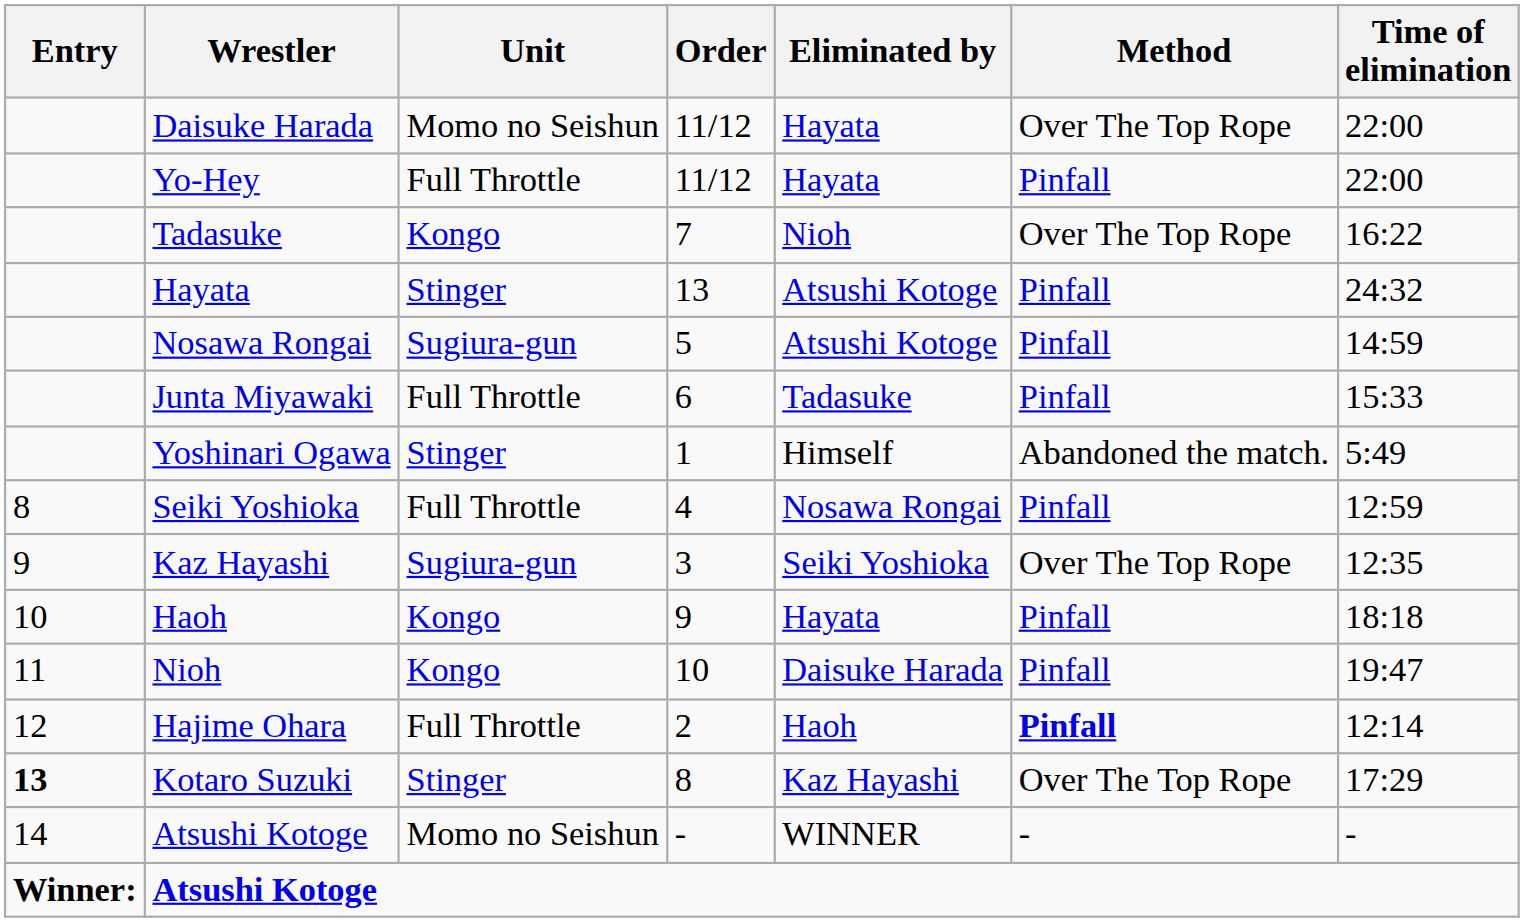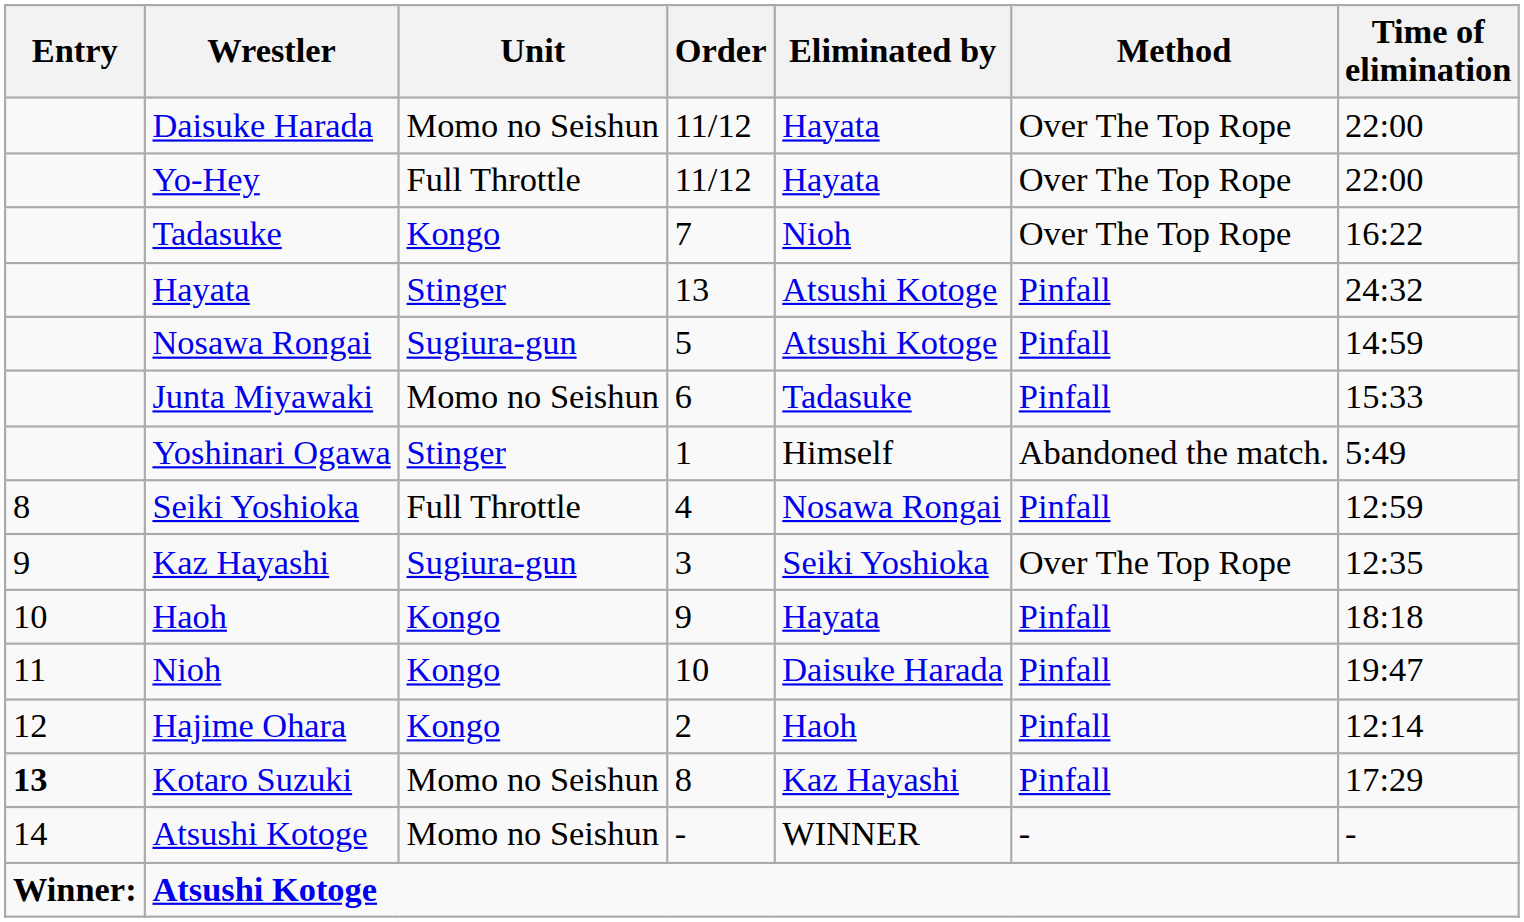(1065, 179) Pinfall -> (1155, 179) Over The Top Rope
(494, 397) Full Throttle -> (533, 397) Momo no Seishun
(494, 725) Full Throttle -> (453, 725) Kongo
(1068, 725) bold -> (1065, 725) normal
(456, 779) Stinger -> (533, 779) Momo no Seishun
(1155, 779) Over The Top Rope -> (1065, 779) Pinfall
